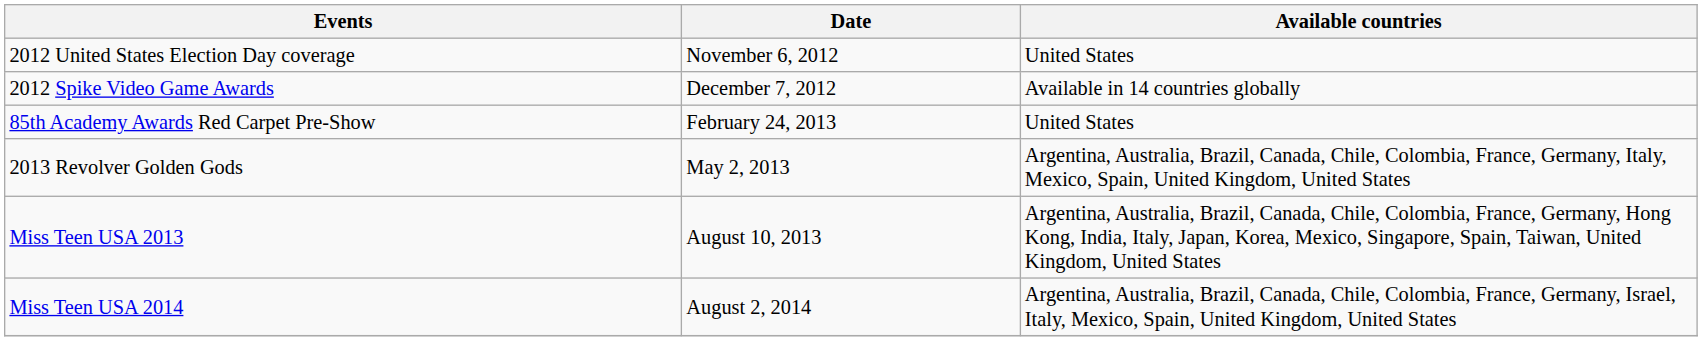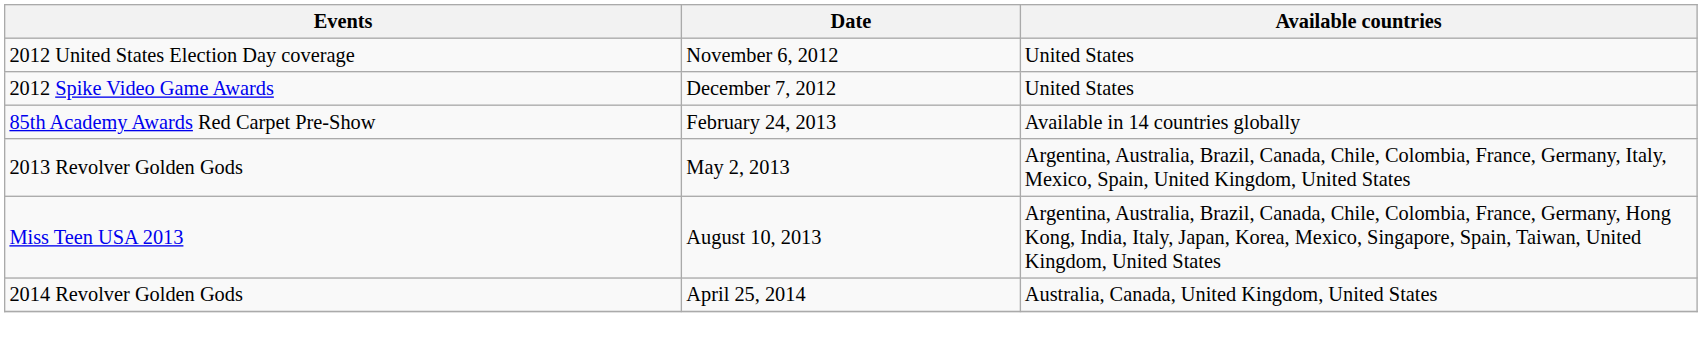(1163, 88) Available in 14 countries globally -> (1079, 88) United States
(1079, 122) United States -> (1163, 122) Available in 14 countries globally
+ row: (126, 295)
- row: (96, 307)
